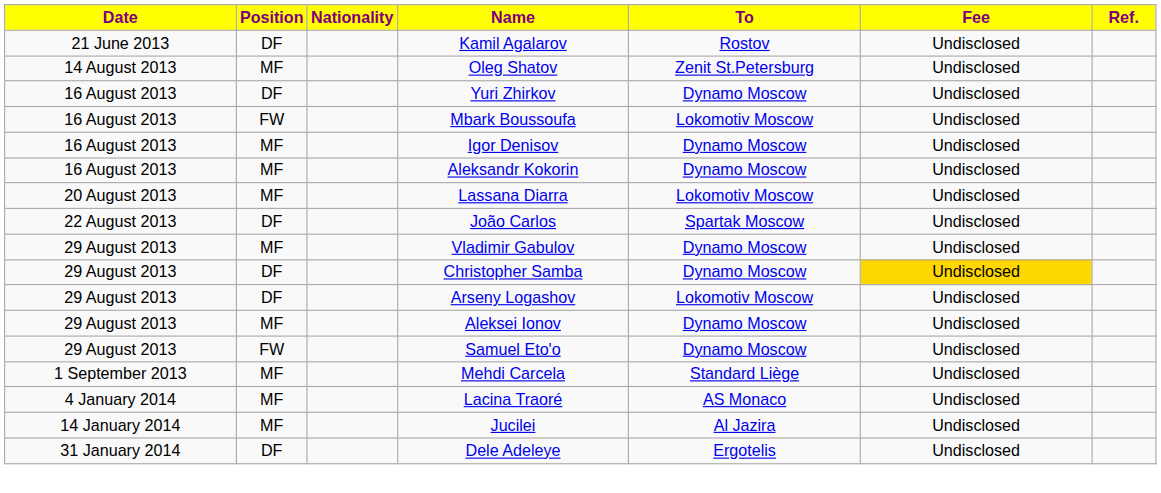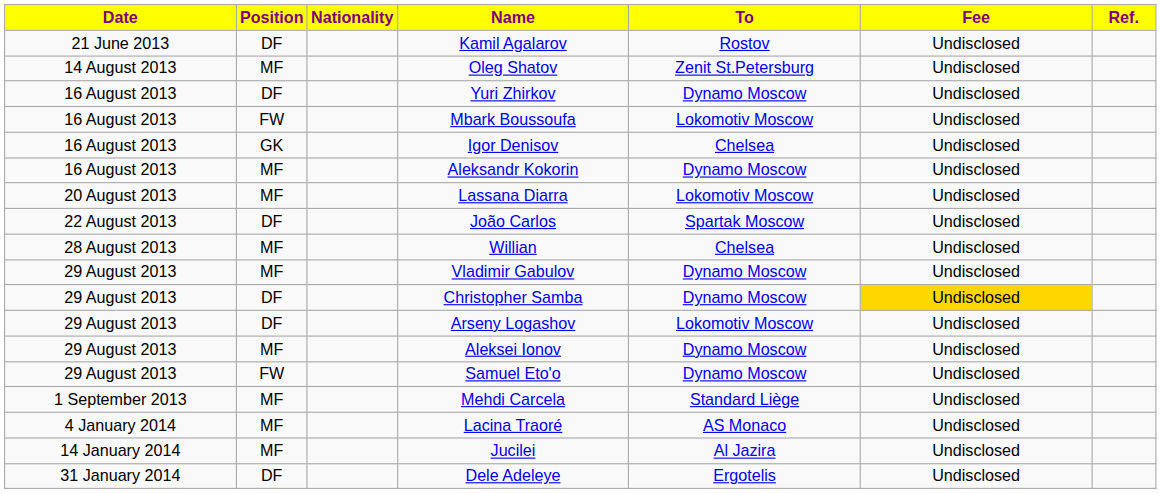(272, 145) MF -> (272, 145) GK
(745, 145) Dynamo Moscow -> (745, 145) Chelsea
+ row: (513, 247)
